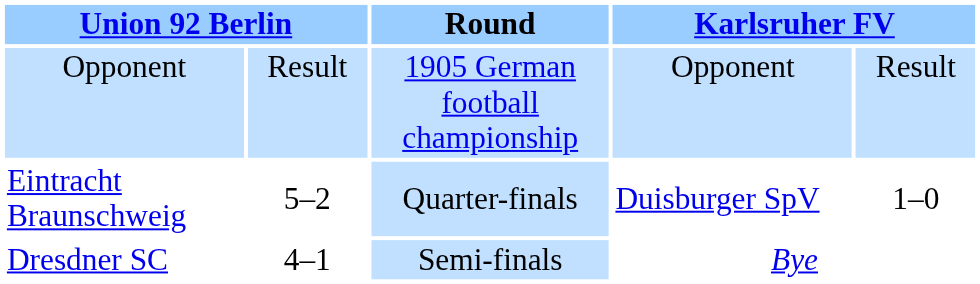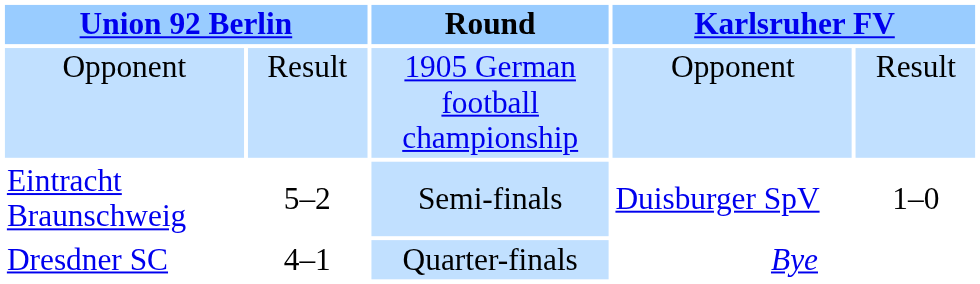(490, 198) Quarter-finals -> (490, 198) Semi-finals
(490, 259) Semi-finals -> (490, 259) Quarter-finals
